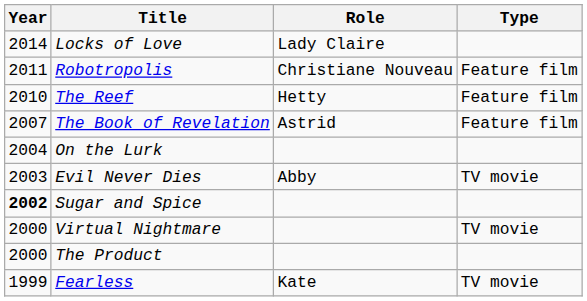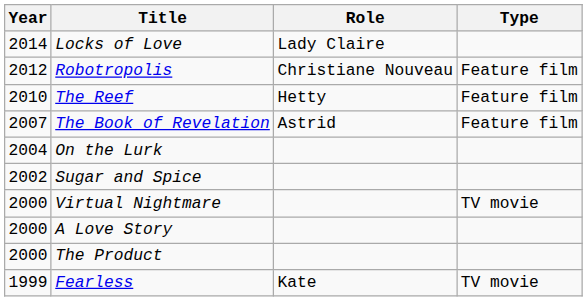(28, 71) 2011 -> (28, 71) 2012
- row: (128, 177)
(28, 203) bold -> (28, 177) normal
+ row: (114, 230)
